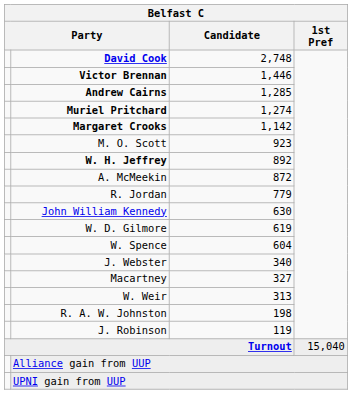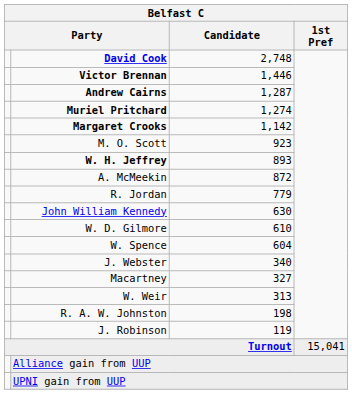(276, 93) 1,285 -> (276, 93) 1,287
(282, 160) 892 -> (282, 160) 893
(282, 228) 619 -> (282, 228) 610
(326, 347) 15,040 -> (326, 347) 15,041
